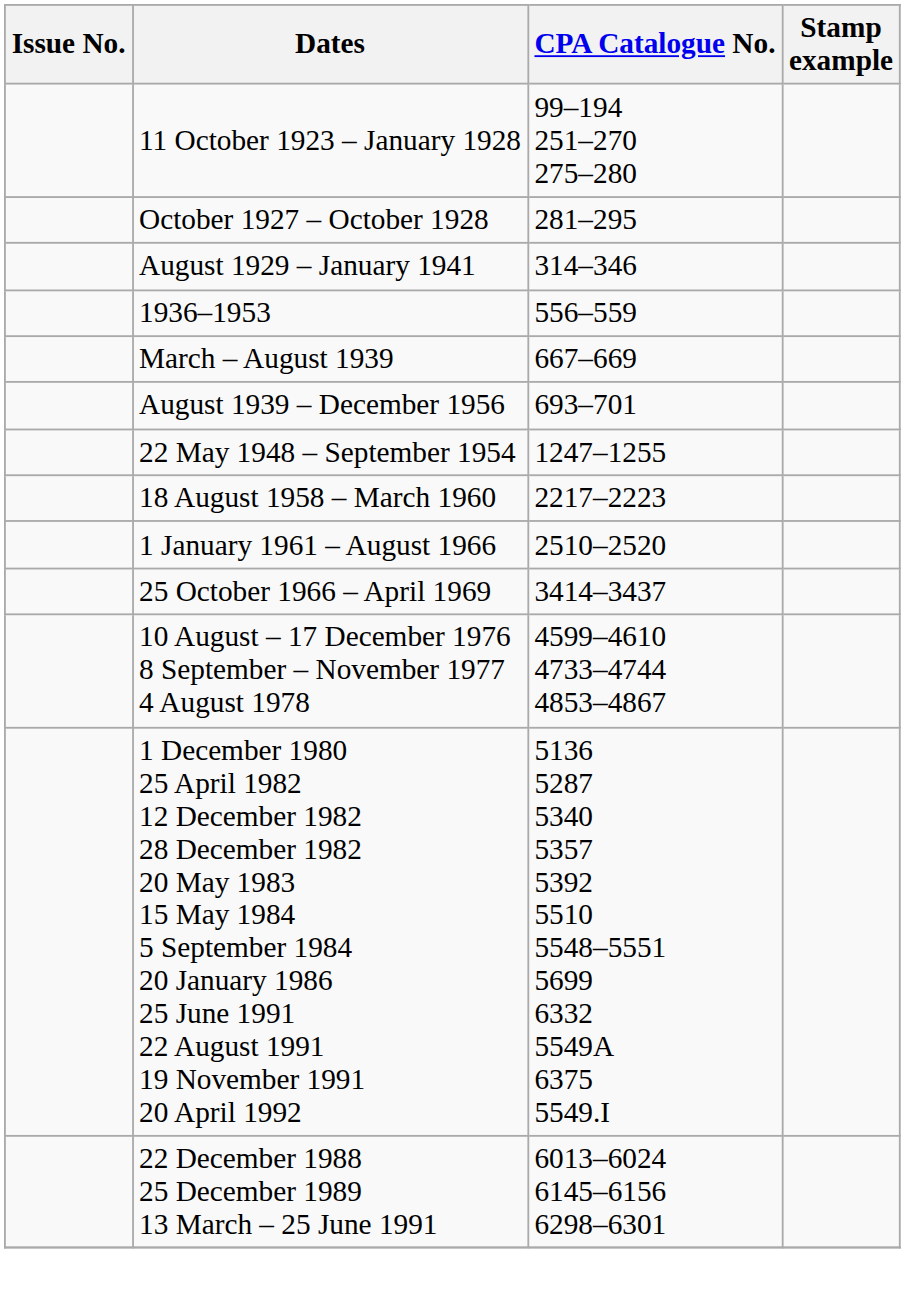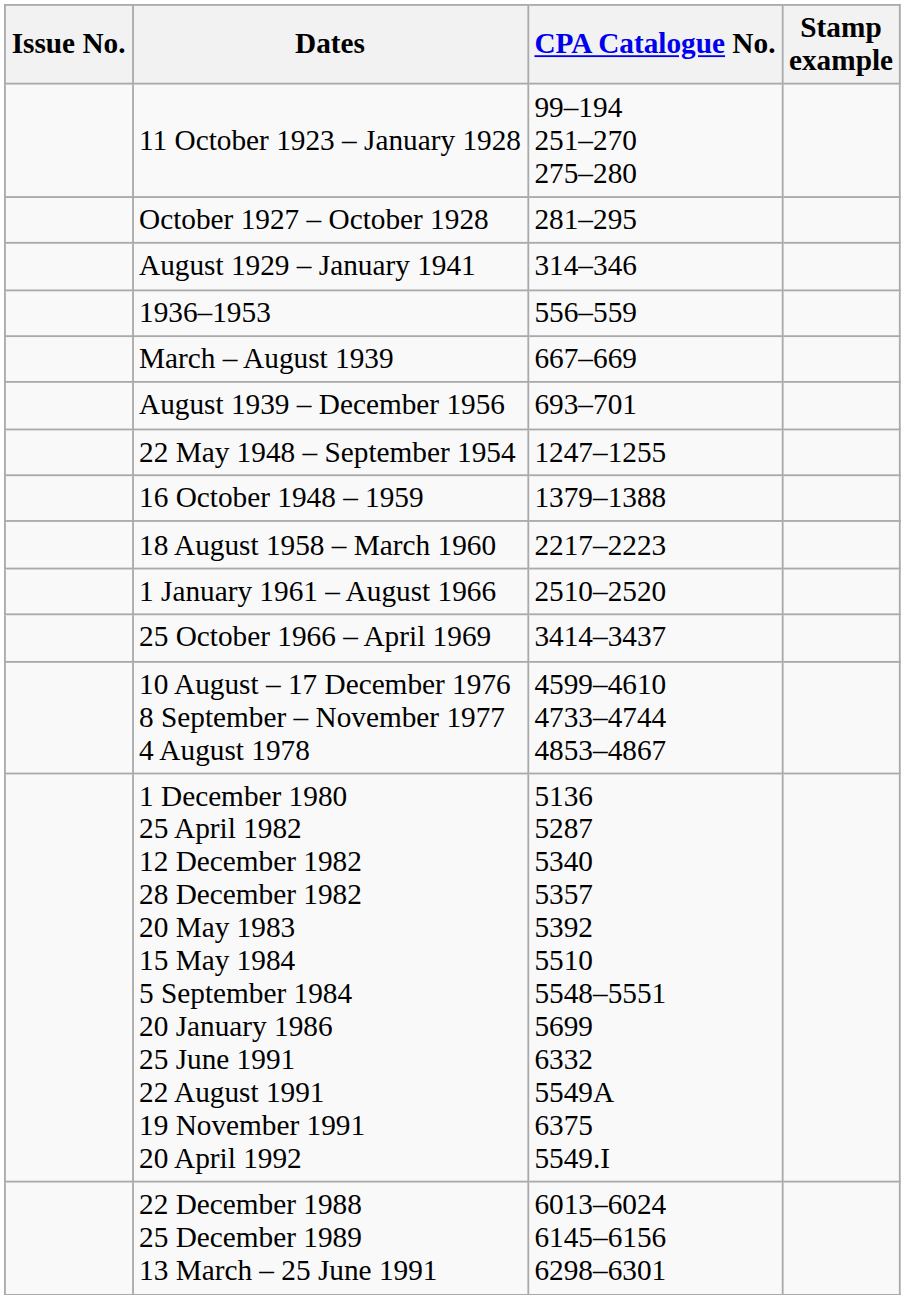+ row: (281, 498)
